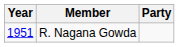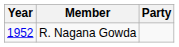(20, 32) 1951 -> (20, 32) 1952
